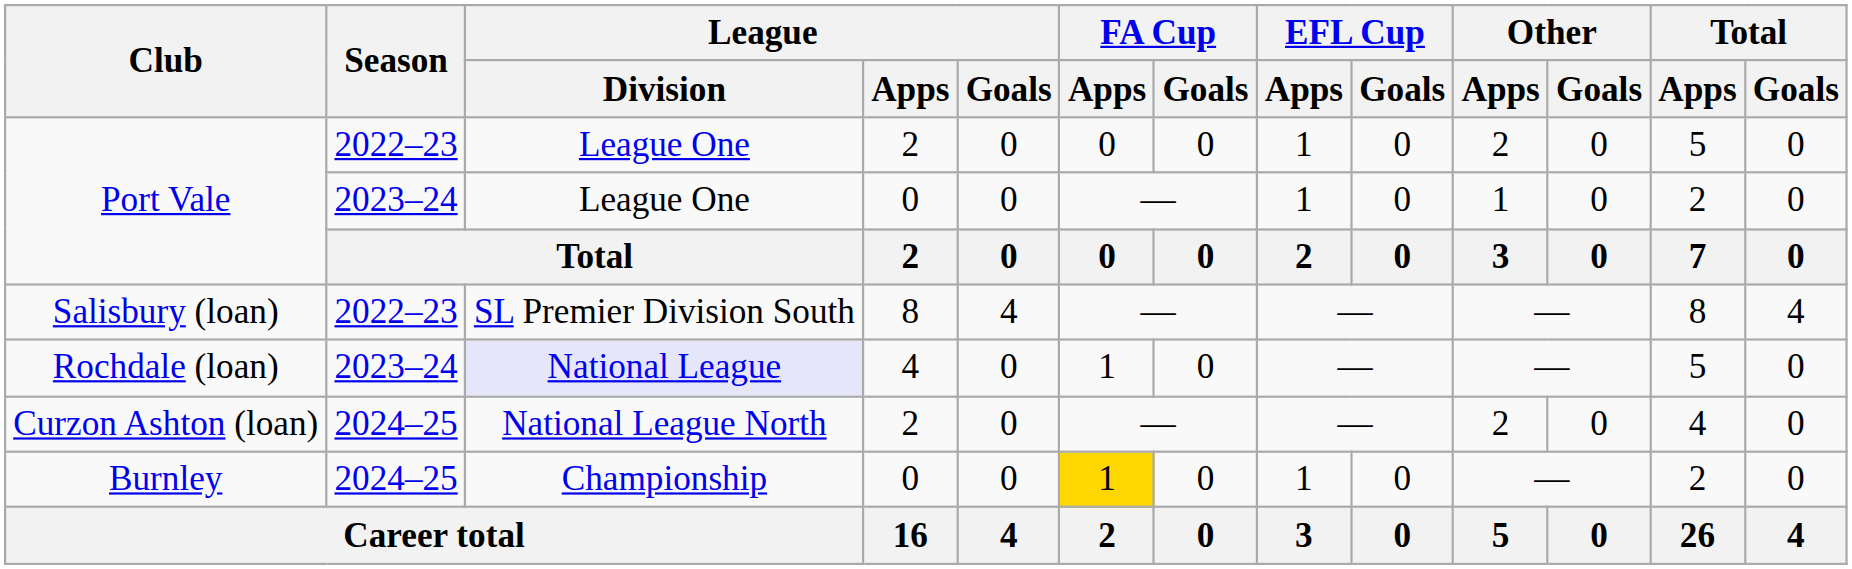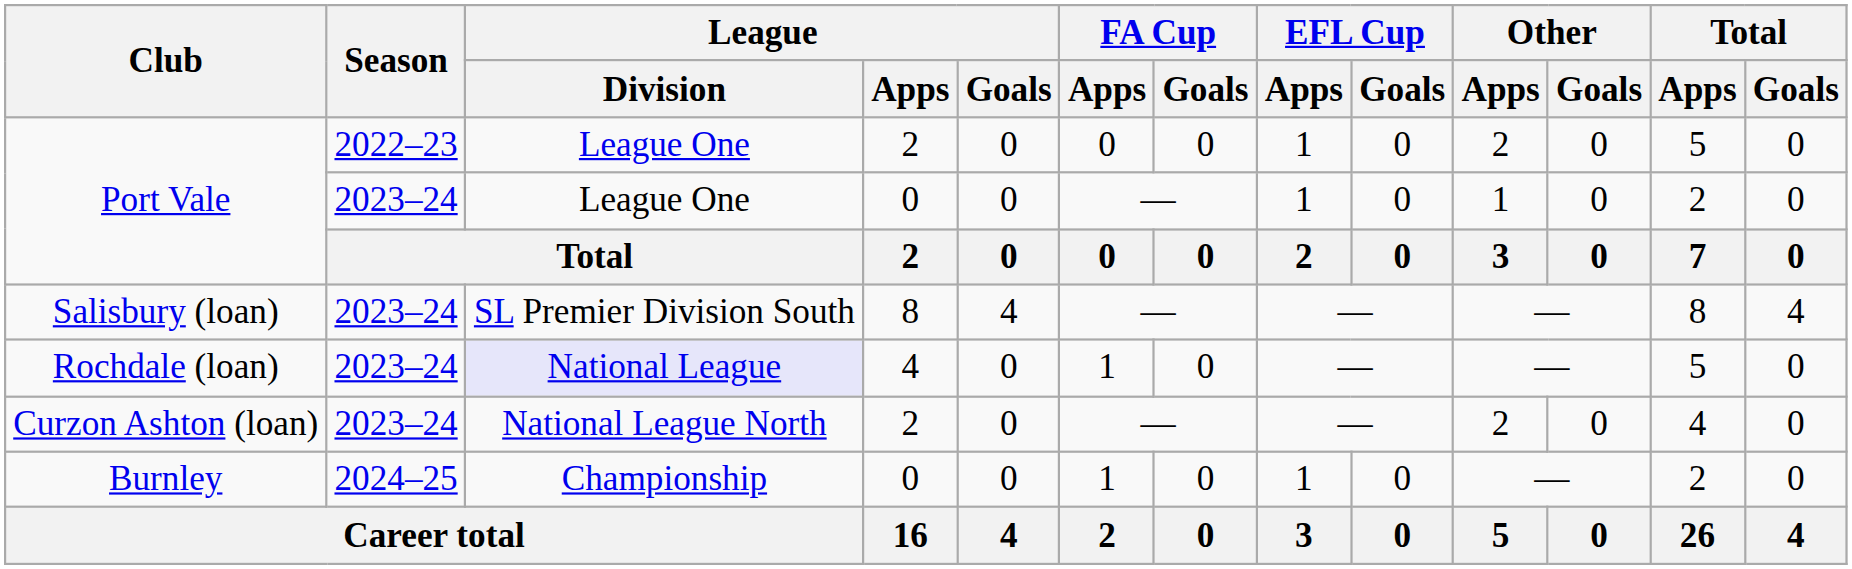(396, 311) 2022–23 -> (396, 311) 2023–24
(396, 423) 2024–25 -> (396, 423) 2023–24
(1107, 479) gold background -> (1107, 479) no background
